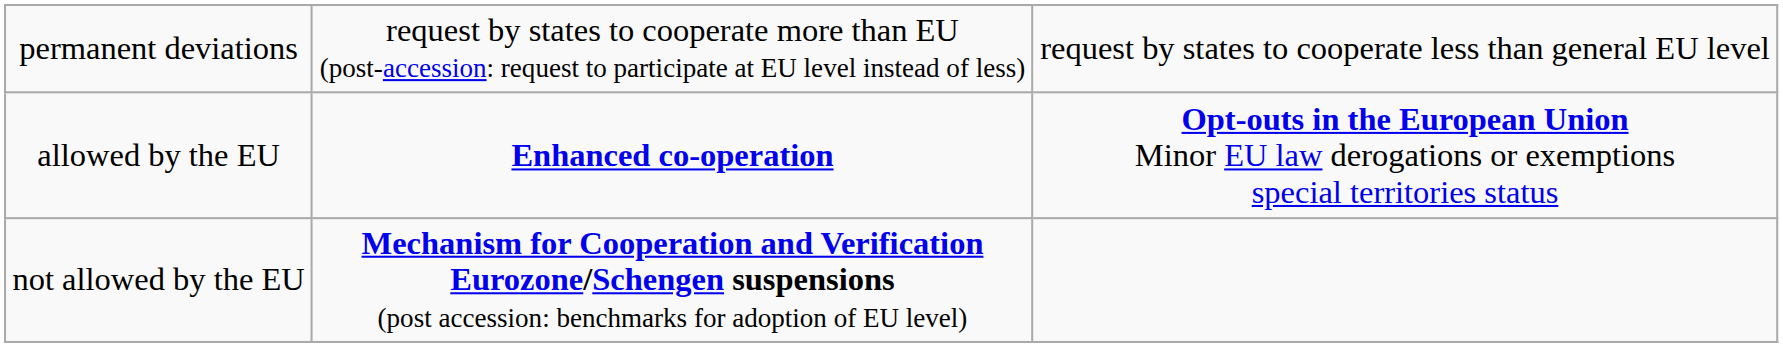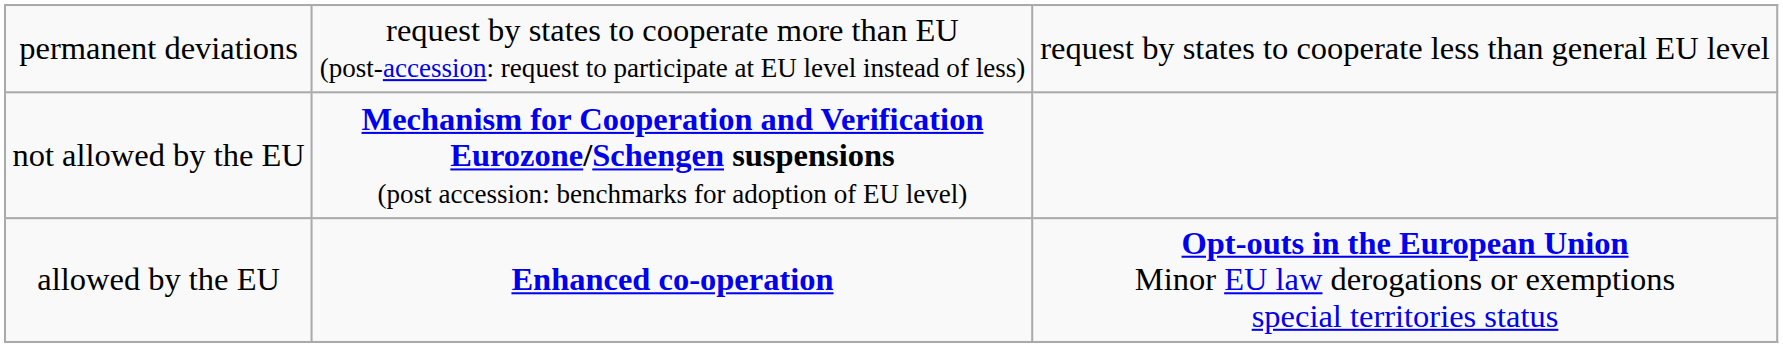rows swapped: (159, 154) <-> (159, 279)
